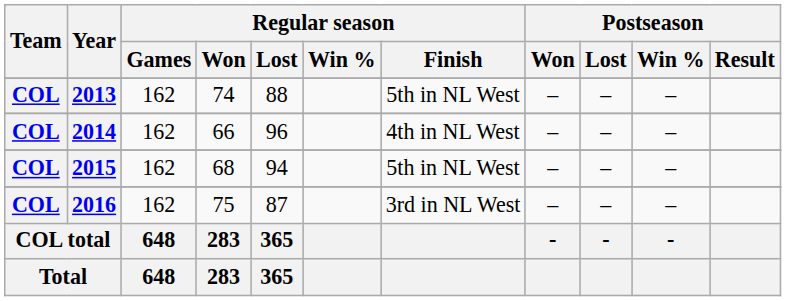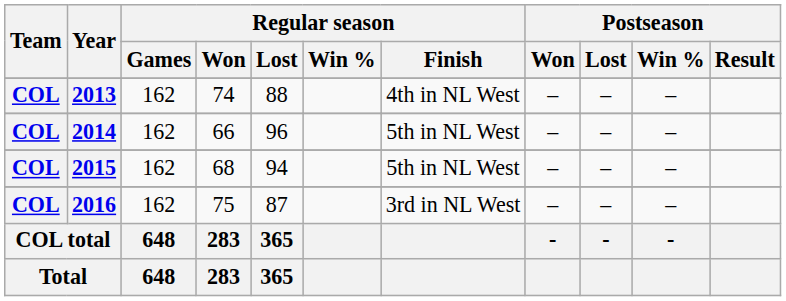(453, 95) 5th in NL West -> (453, 95) 4th in NL West
(453, 132) 4th in NL West -> (453, 132) 5th in NL West
